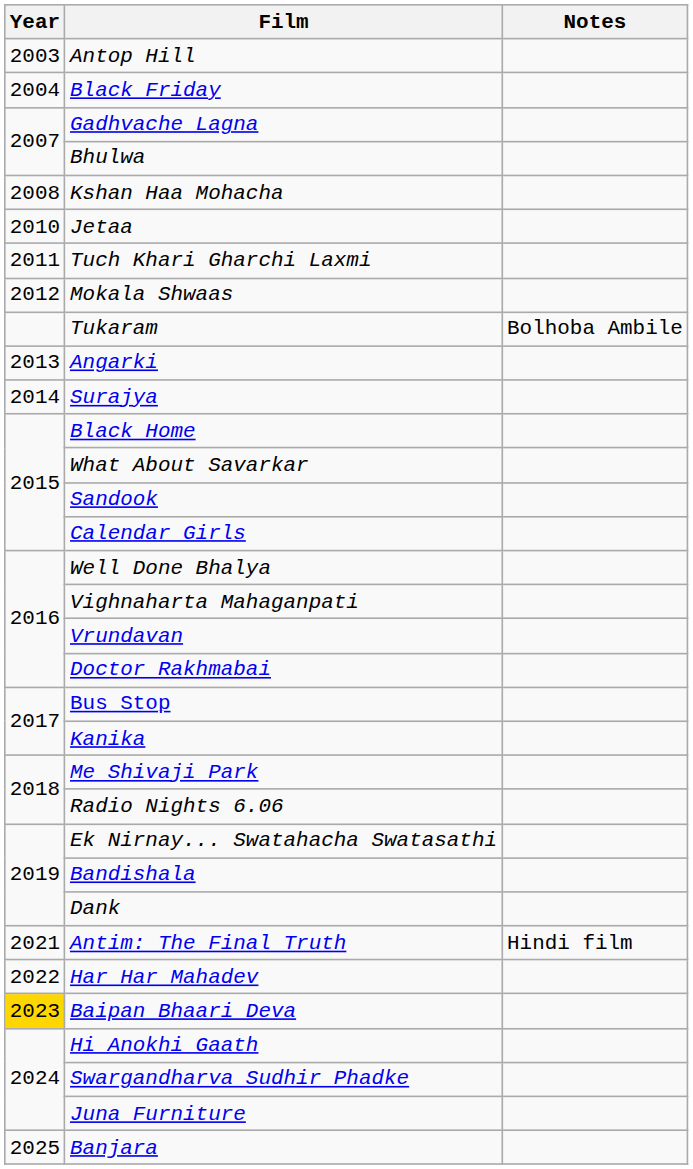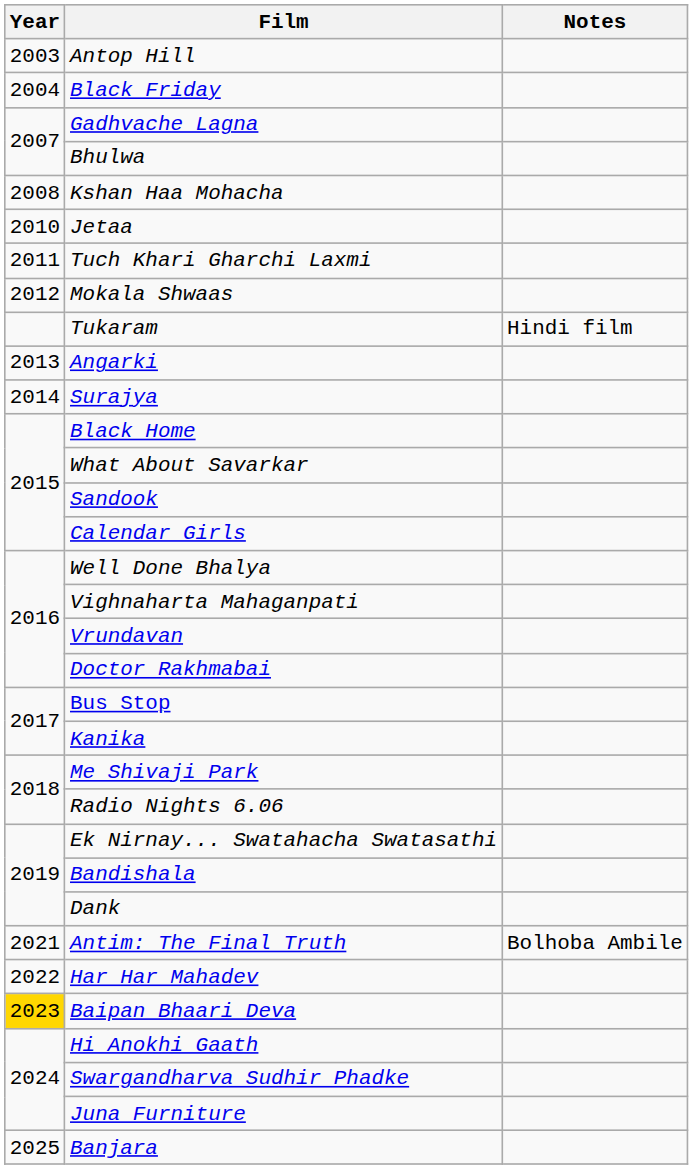(595, 329) Bolhoba Ambile -> (570, 329) Hindi film
(570, 943) Hindi film -> (595, 943) Bolhoba Ambile
